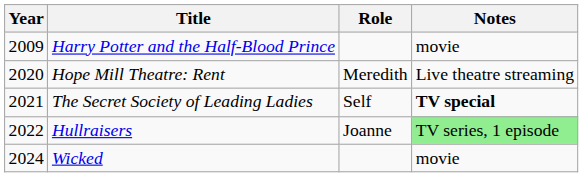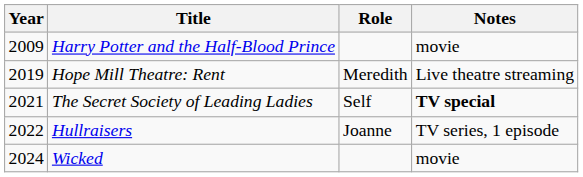(26, 74) 2020 -> (26, 74) 2019
(487, 130) lightgreen background -> (487, 130) no background
